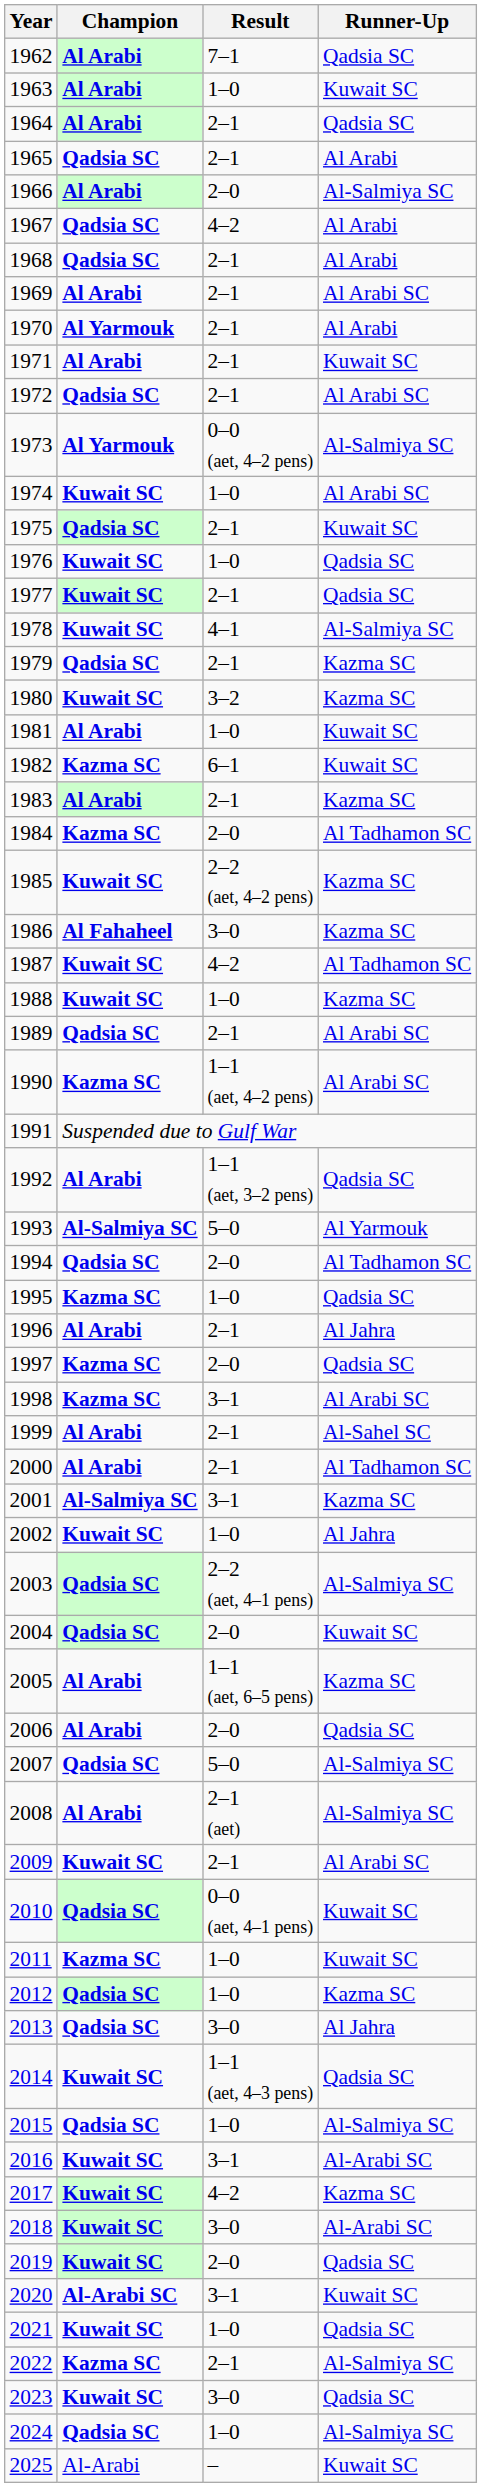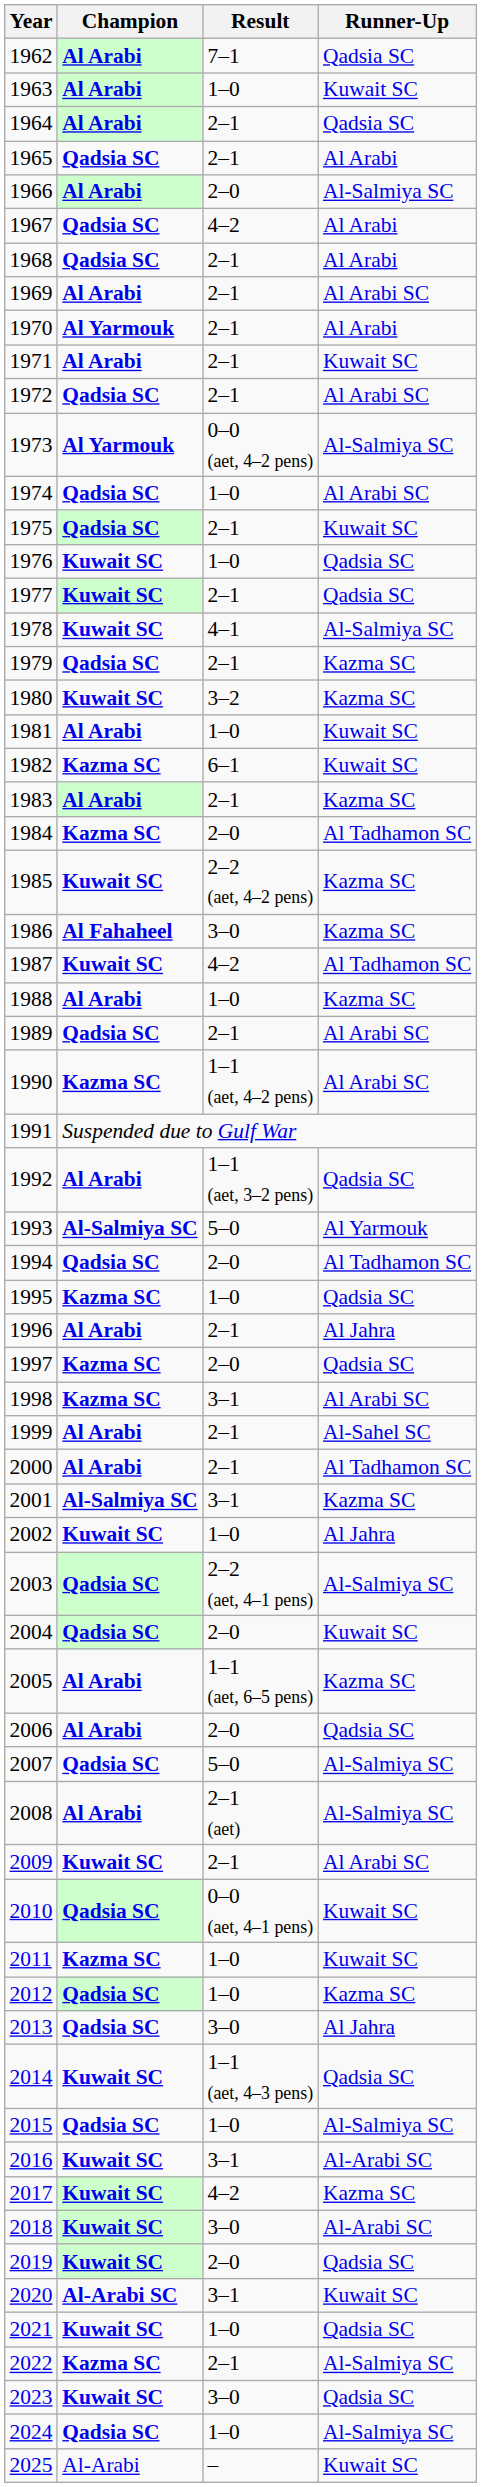(113, 493) Kuwait SC -> (111, 493) Qadsia SC
(113, 999) Kuwait SC -> (102, 999) Al Arabi
